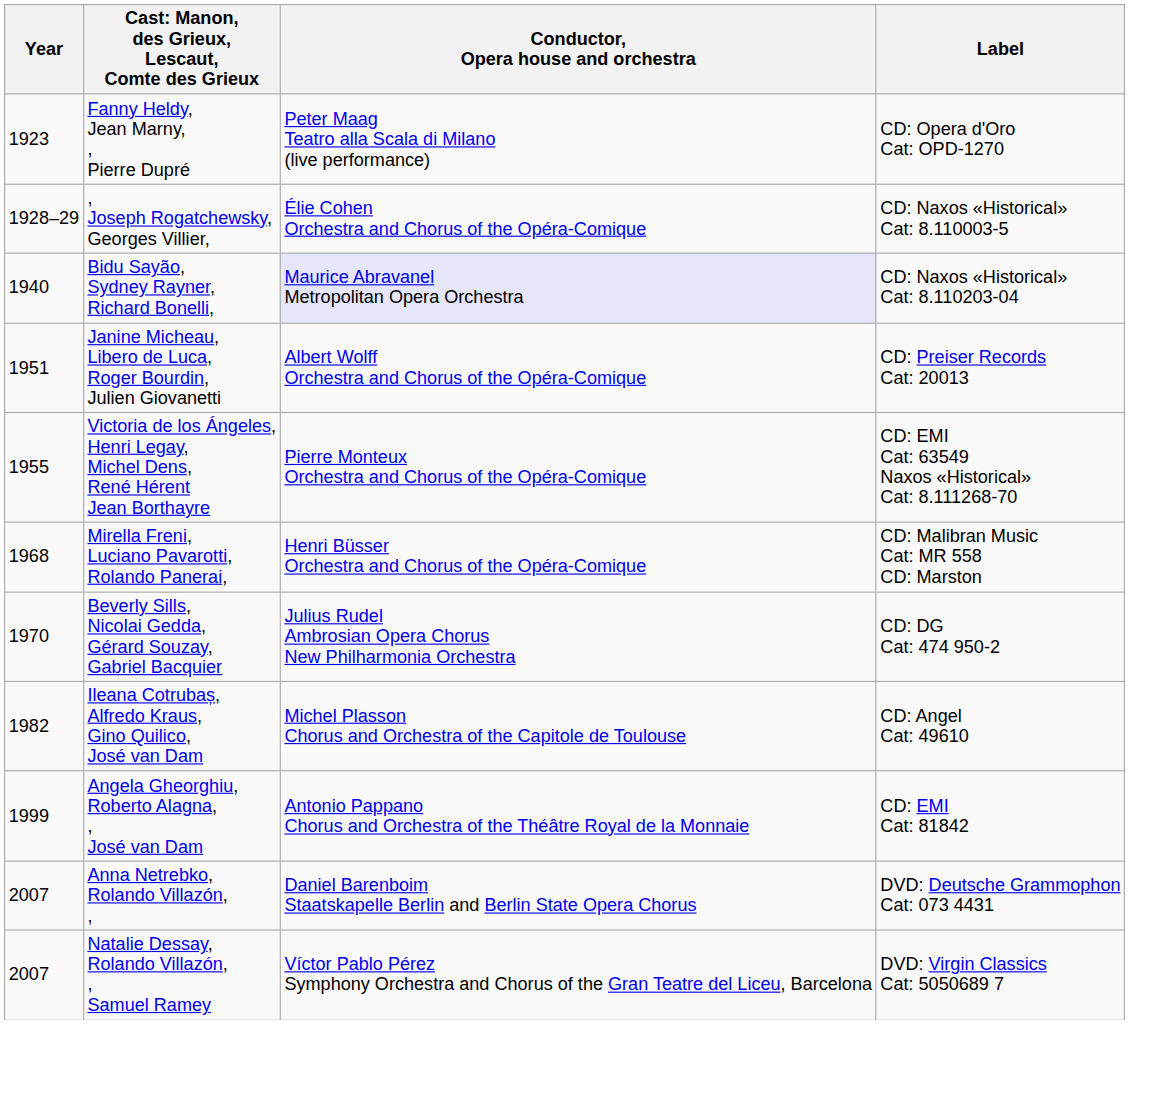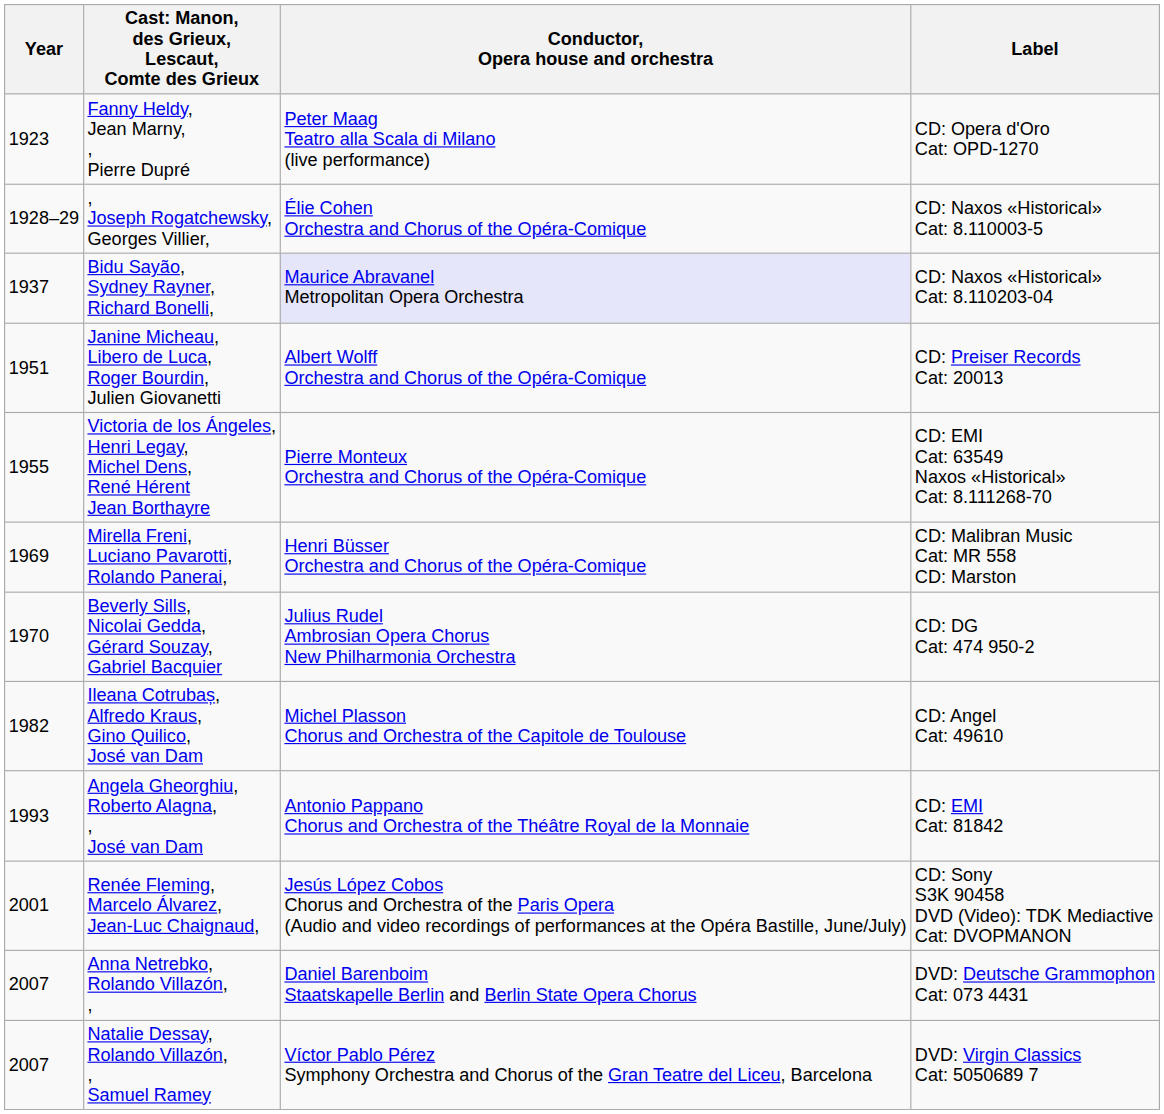(29, 287) 1940 -> (29, 287) 1937
(29, 556) 1968 -> (29, 556) 1969
(29, 815) 1999 -> (29, 815) 1993
+ row: (173, 905)
